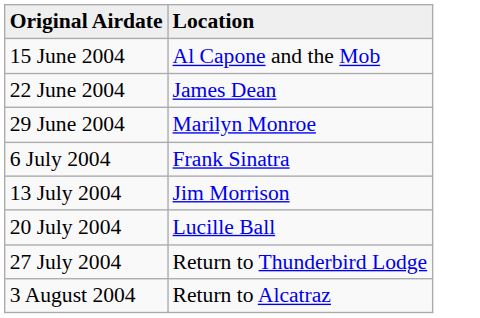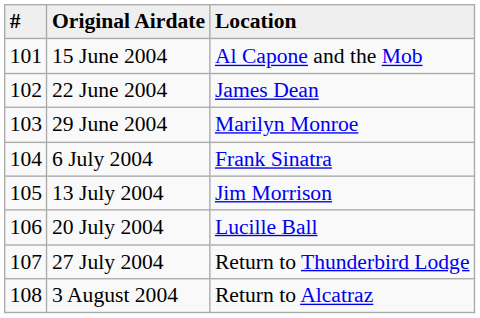+ column: (15, 21)
